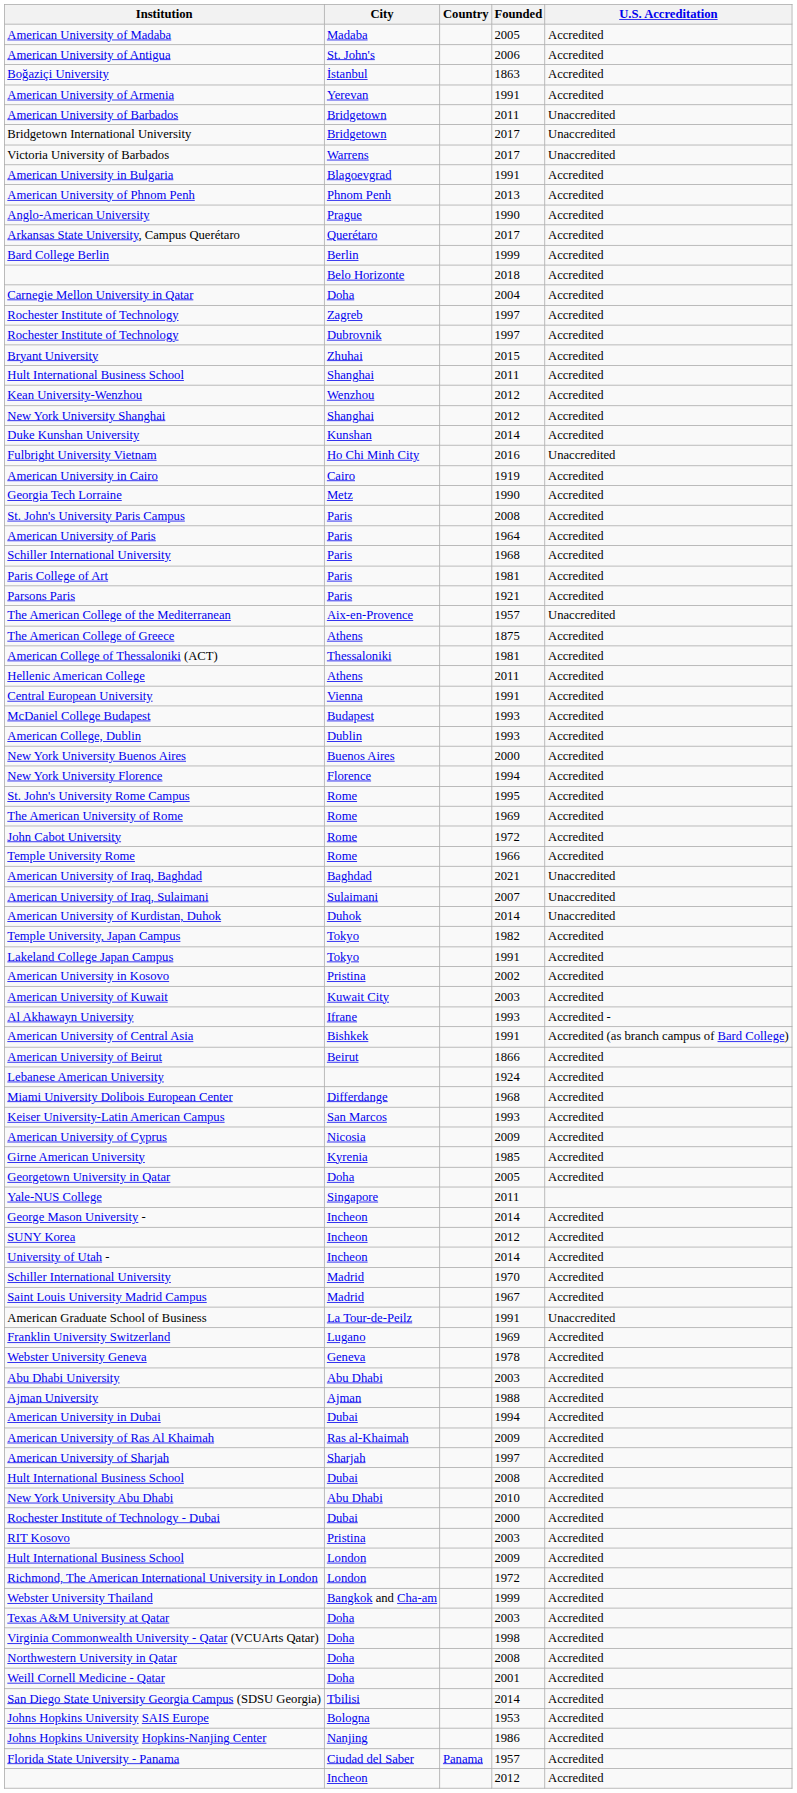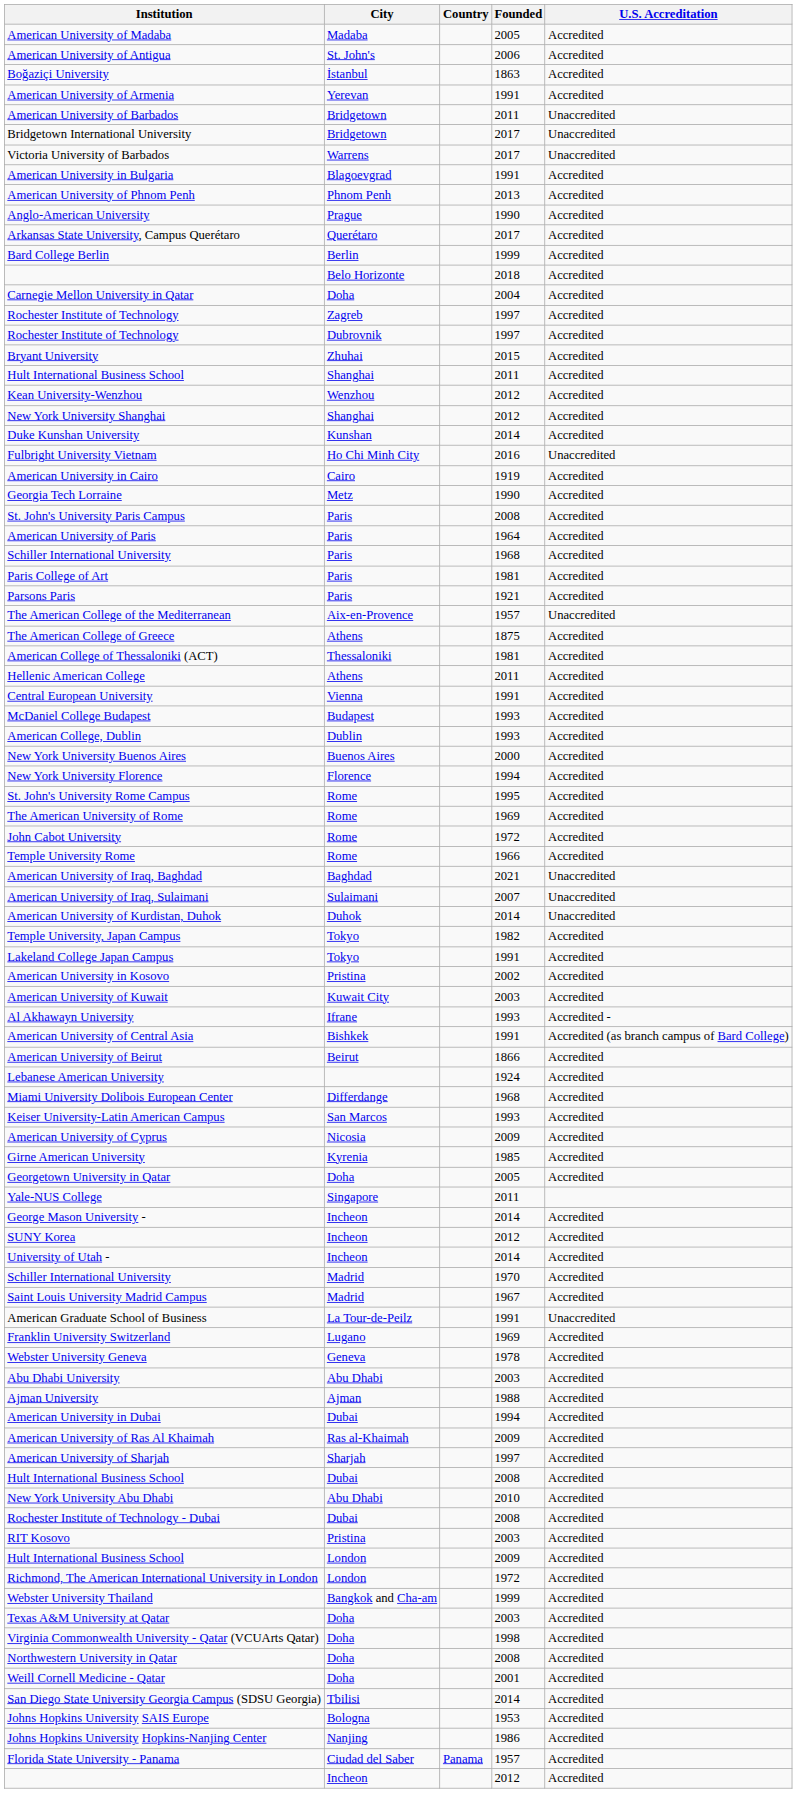(507, 1517) 2000 -> (507, 1517) 2008
